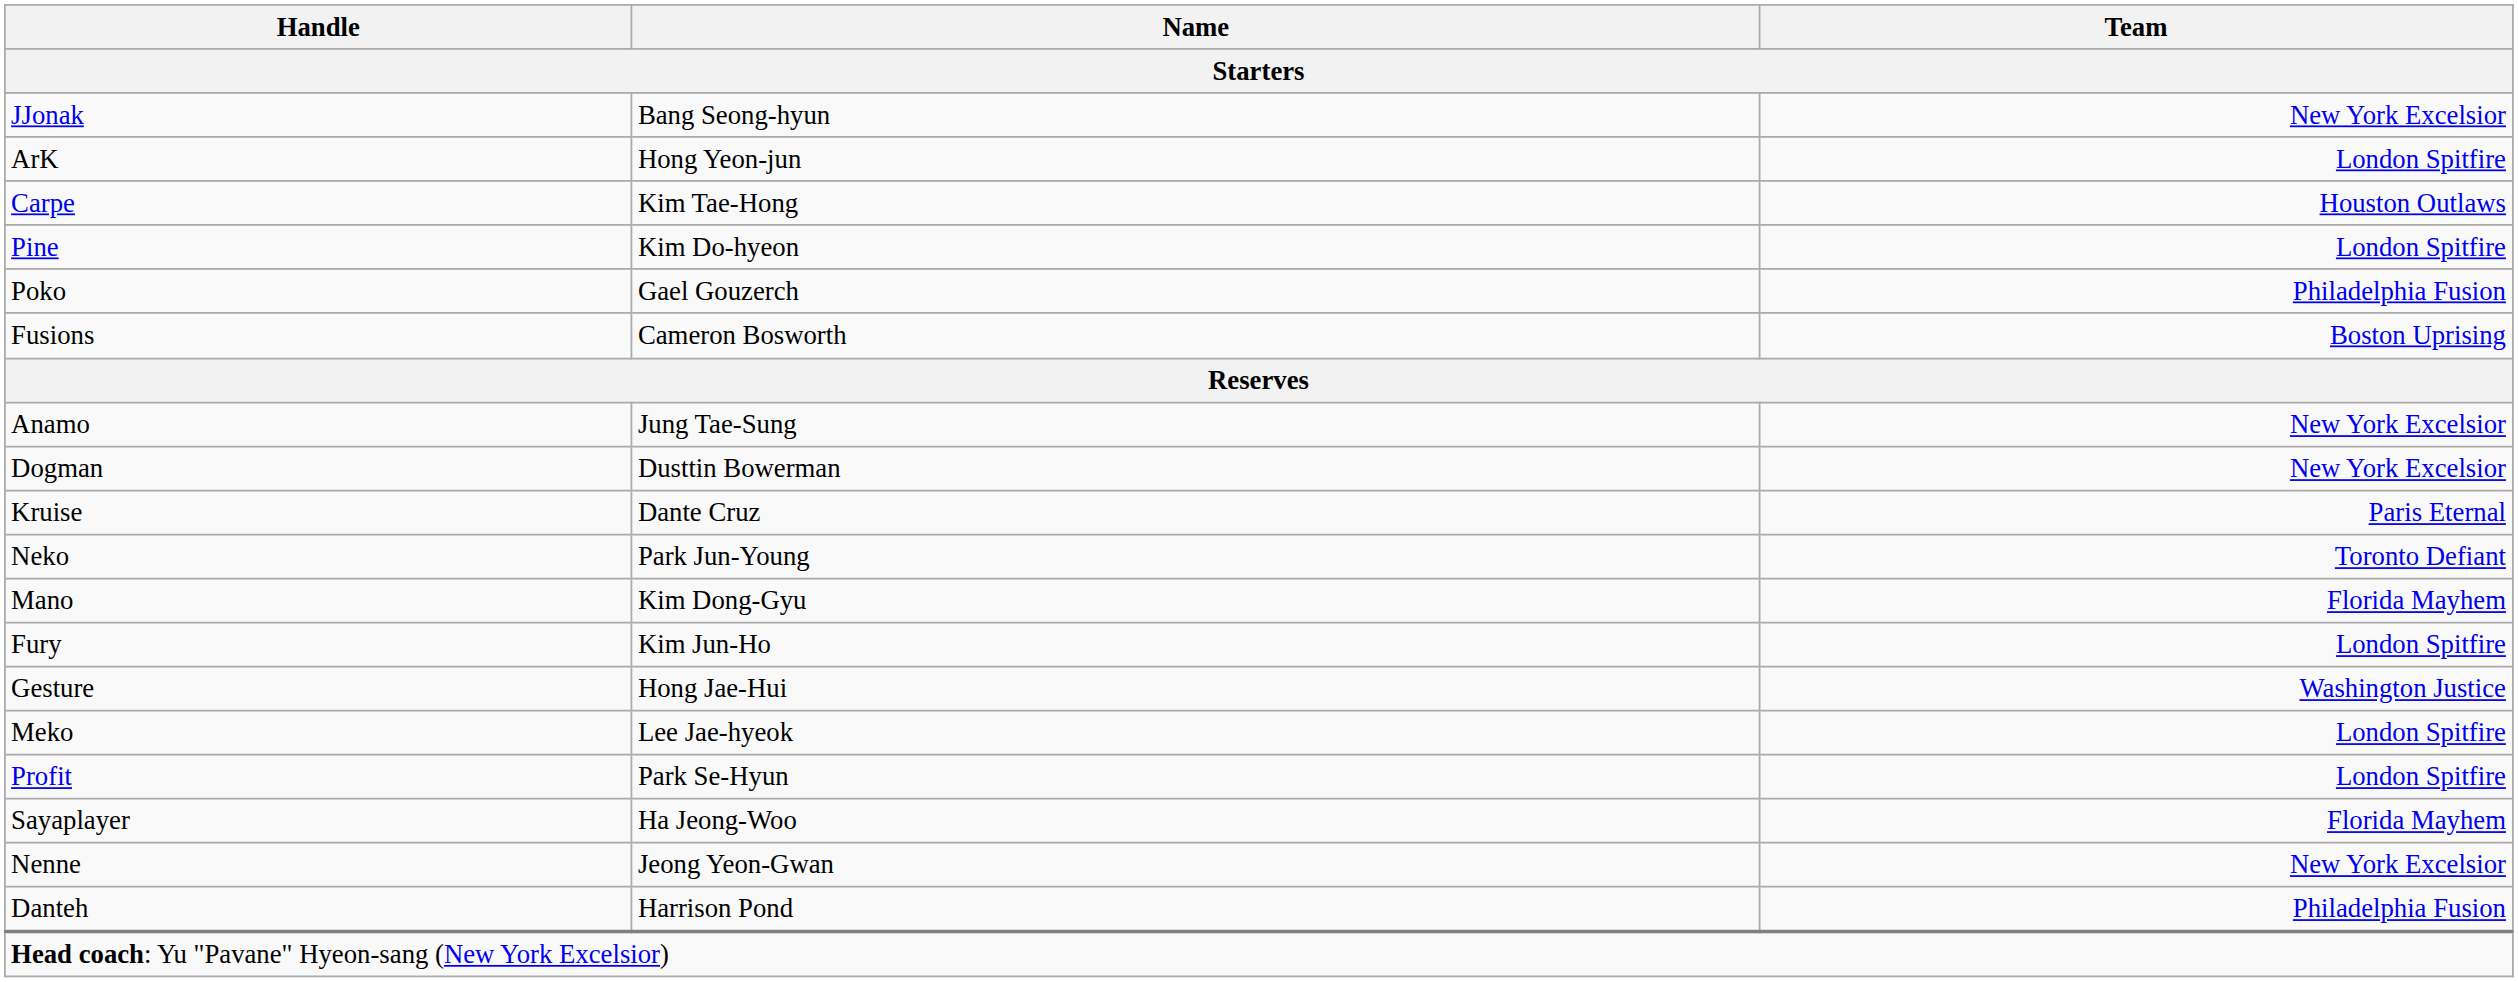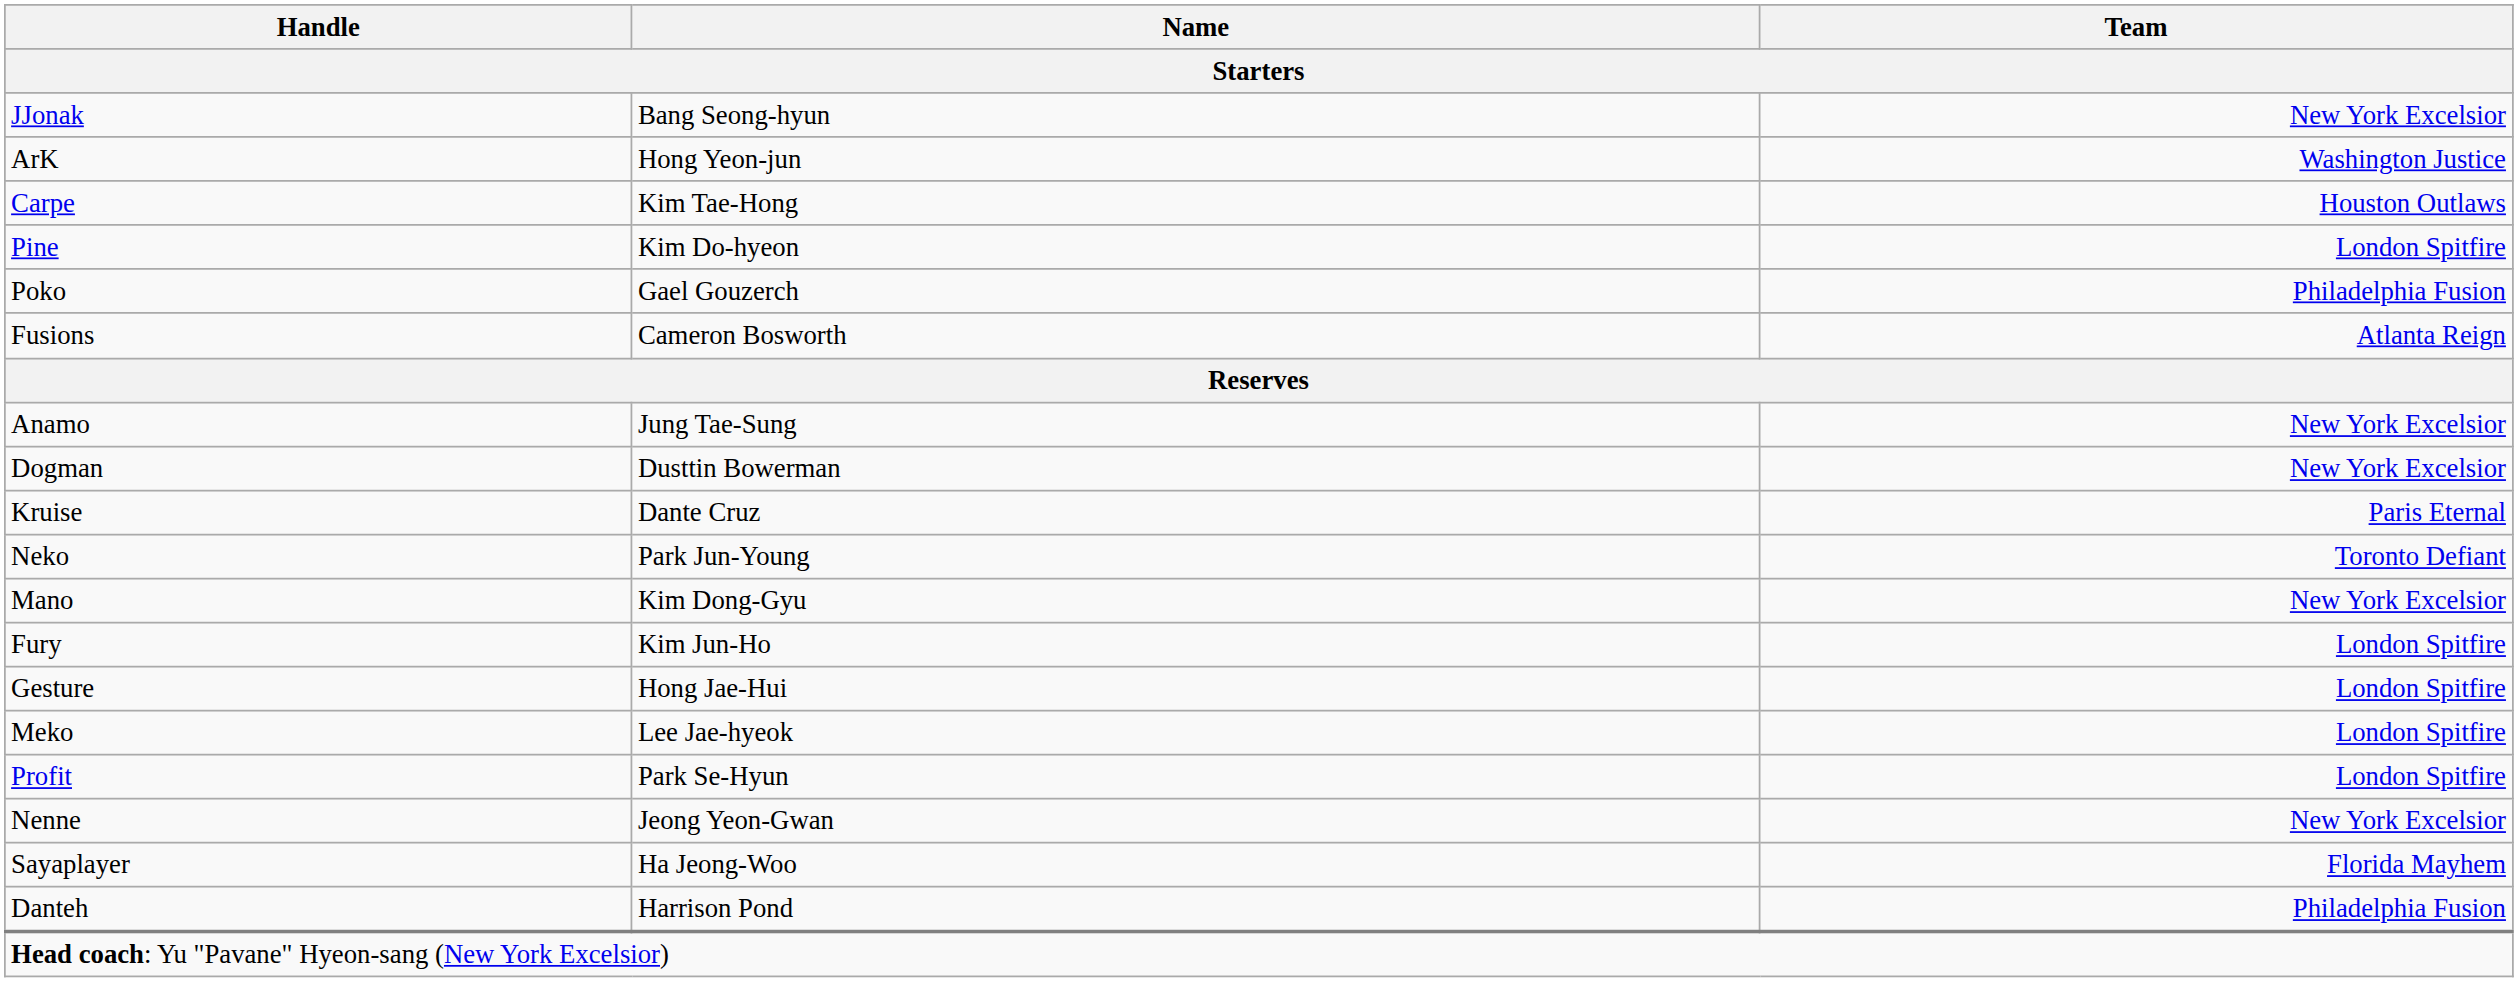(2421, 159) London Spitfire -> (2403, 159) Washington Justice
(2418, 335) Boston Uprising -> (2431, 335) Atlanta Reign
(2416, 600) Florida Mayhem -> (2398, 600) New York Excelsior
(2403, 688) Washington Justice -> (2421, 688) London Spitfire
rows swapped: (46, 864) <-> (70, 820)
